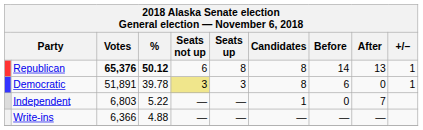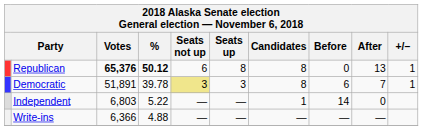(343, 69) 14 -> (346, 69) 0
(383, 85) 0 -> (383, 85) 7
(346, 101) 0 -> (343, 101) 14
(383, 101) 7 -> (383, 101) 0
